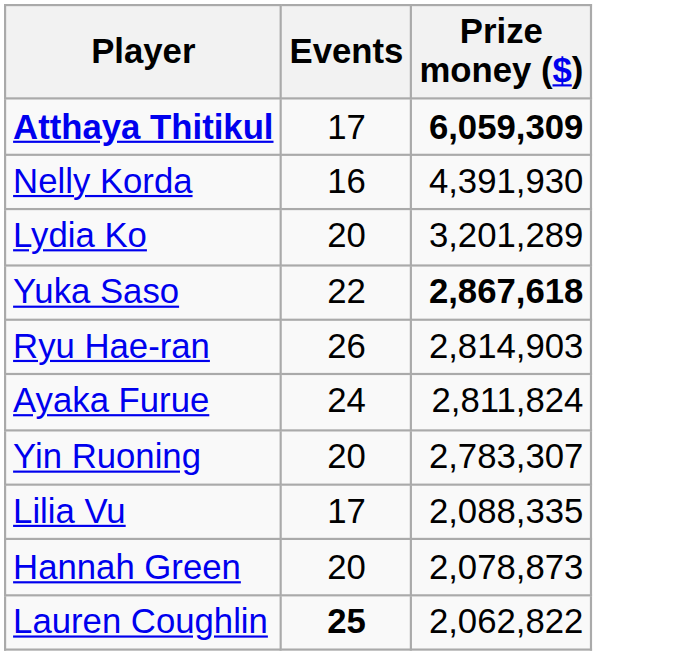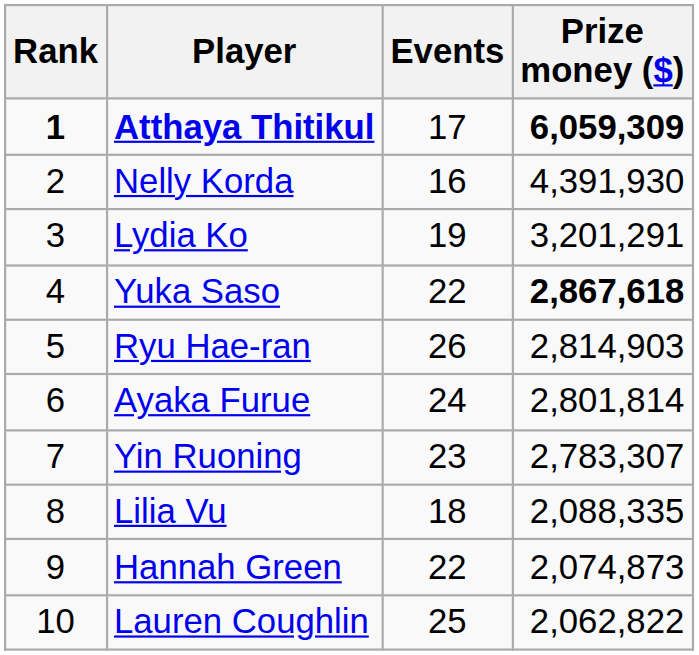+ column: (56, 51)
(346, 236) 20 -> (447, 236) 19
(506, 236) 3,201,289 -> (607, 236) 3,201,291
(507, 401) 2,811,824 -> (607, 401) 2,801,814
(346, 456) 20 -> (447, 456) 23
(346, 511) 17 -> (447, 511) 18
(346, 566) 20 -> (447, 566) 22
(506, 566) 2,078,873 -> (607, 566) 2,074,873
(346, 621) bold -> (447, 621) normal
